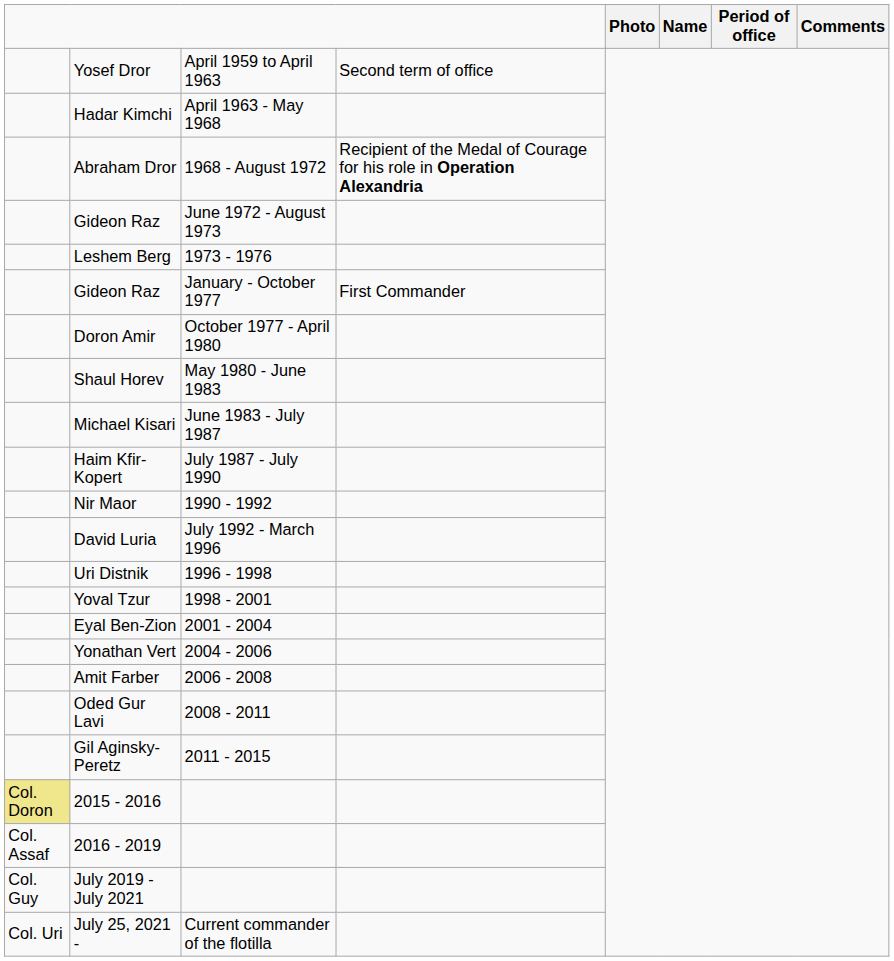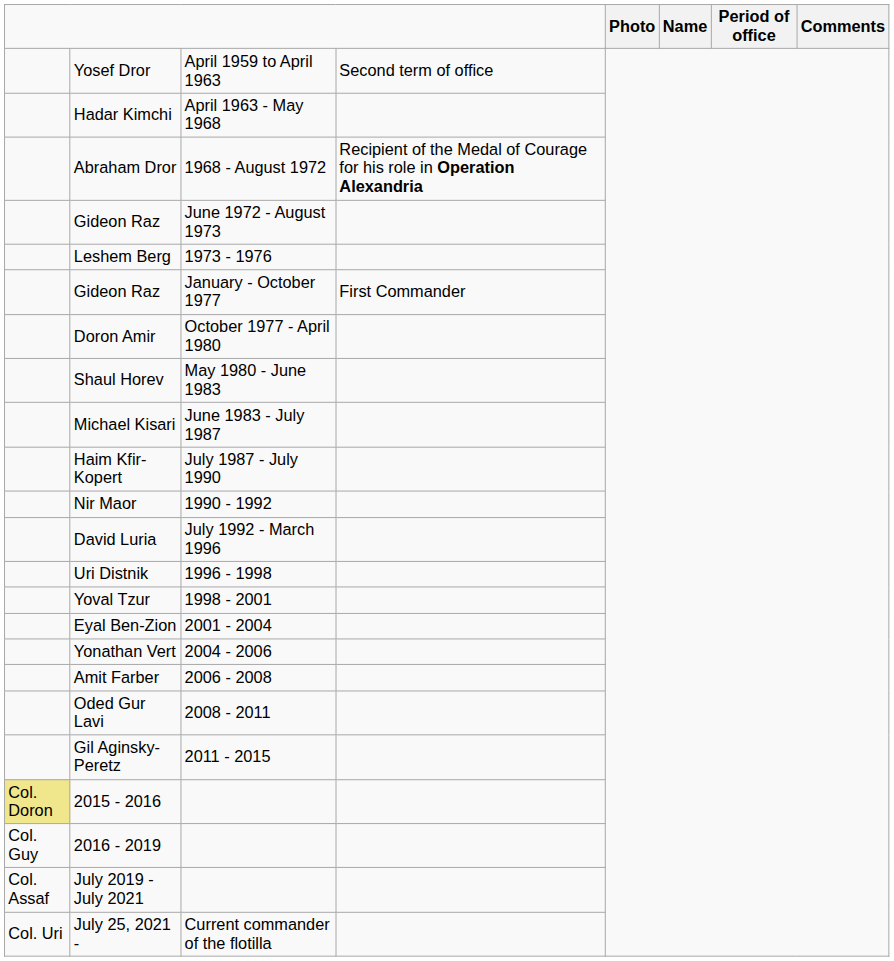(29, 845) Col. Assaf -> (23, 845) Col. Guy
(23, 889) Col. Guy -> (29, 889) Col. Assaf
